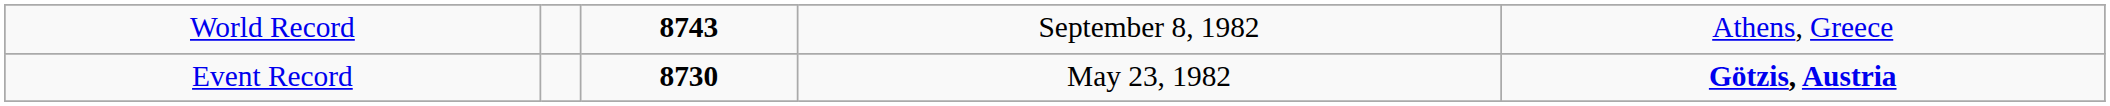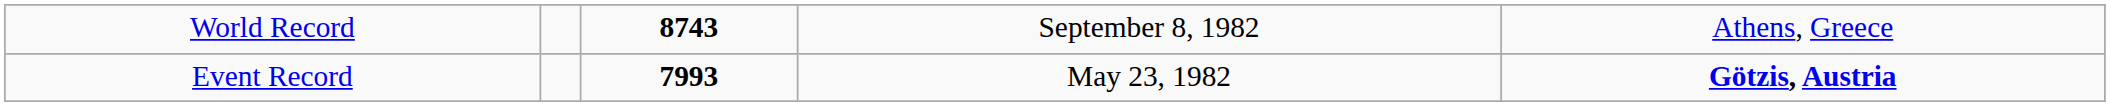(689, 77) 8730 -> (689, 77) 7993
